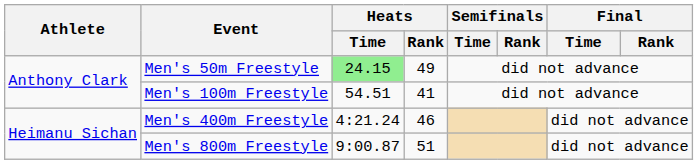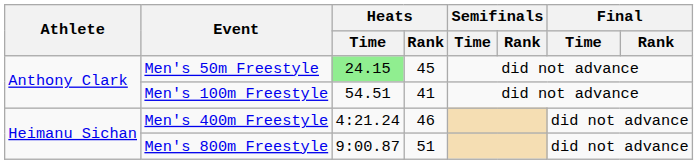(426, 69) 49 -> (426, 69) 45
